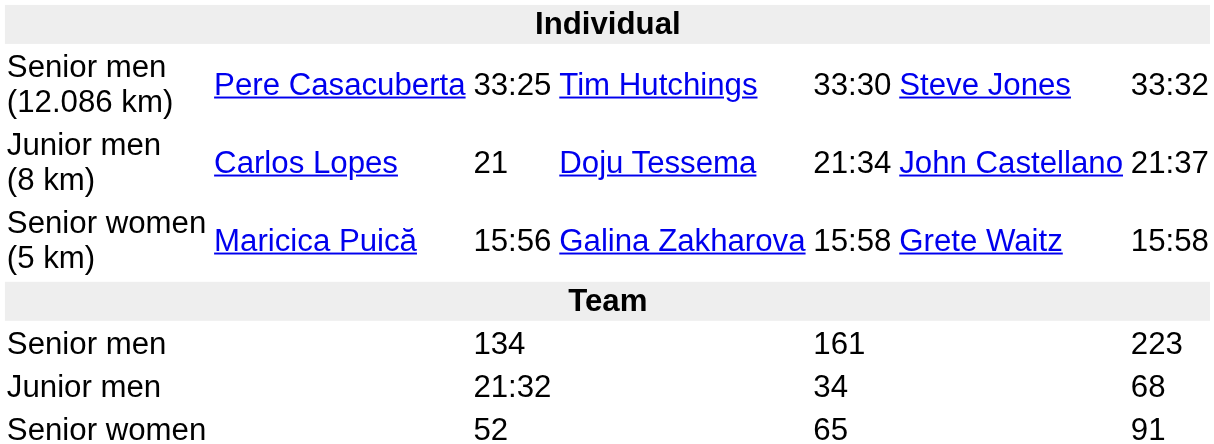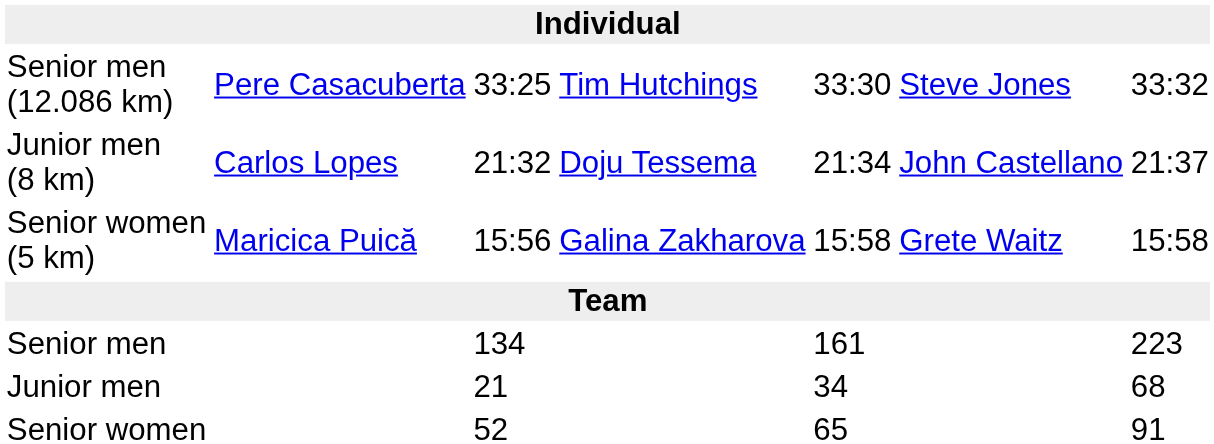(491, 162) 21 -> (512, 162) 21:32
(512, 386) 21:32 -> (491, 386) 21
